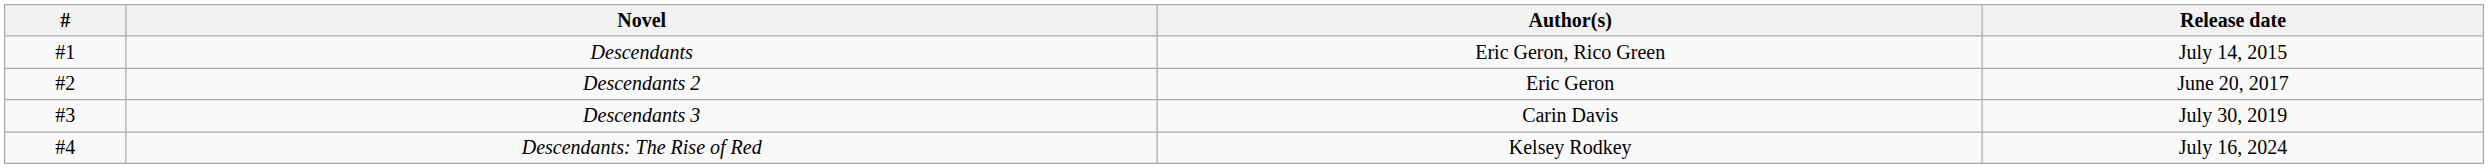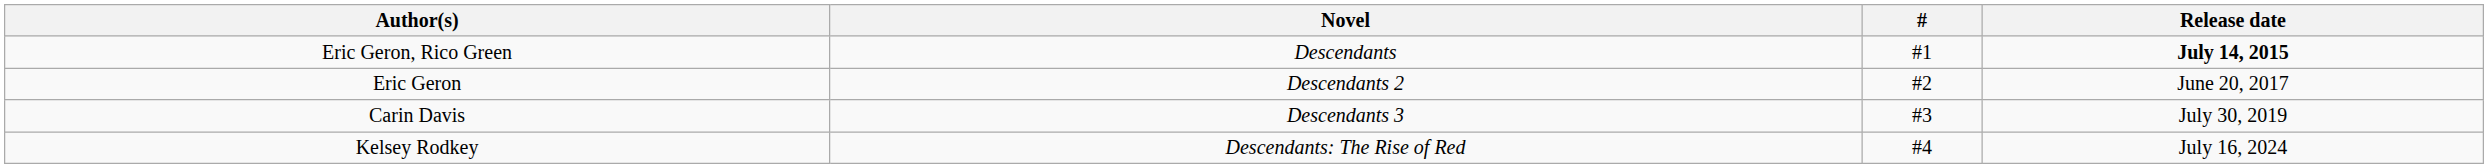columns swapped: (65, 20) <-> (1570, 20)
(2233, 52) normal -> (2233, 52) bold
